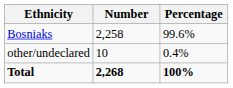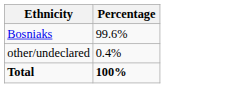- column: (126, 14)
